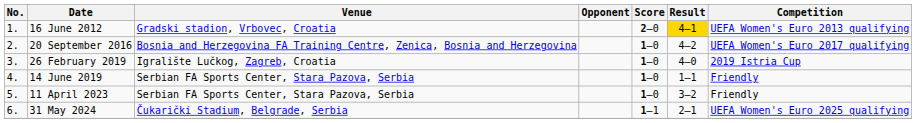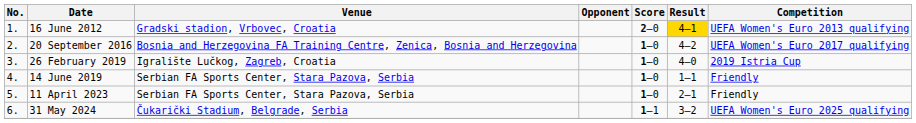(688, 94) 3–2 -> (688, 94) 2–1
(688, 110) 2–1 -> (688, 110) 3–2
